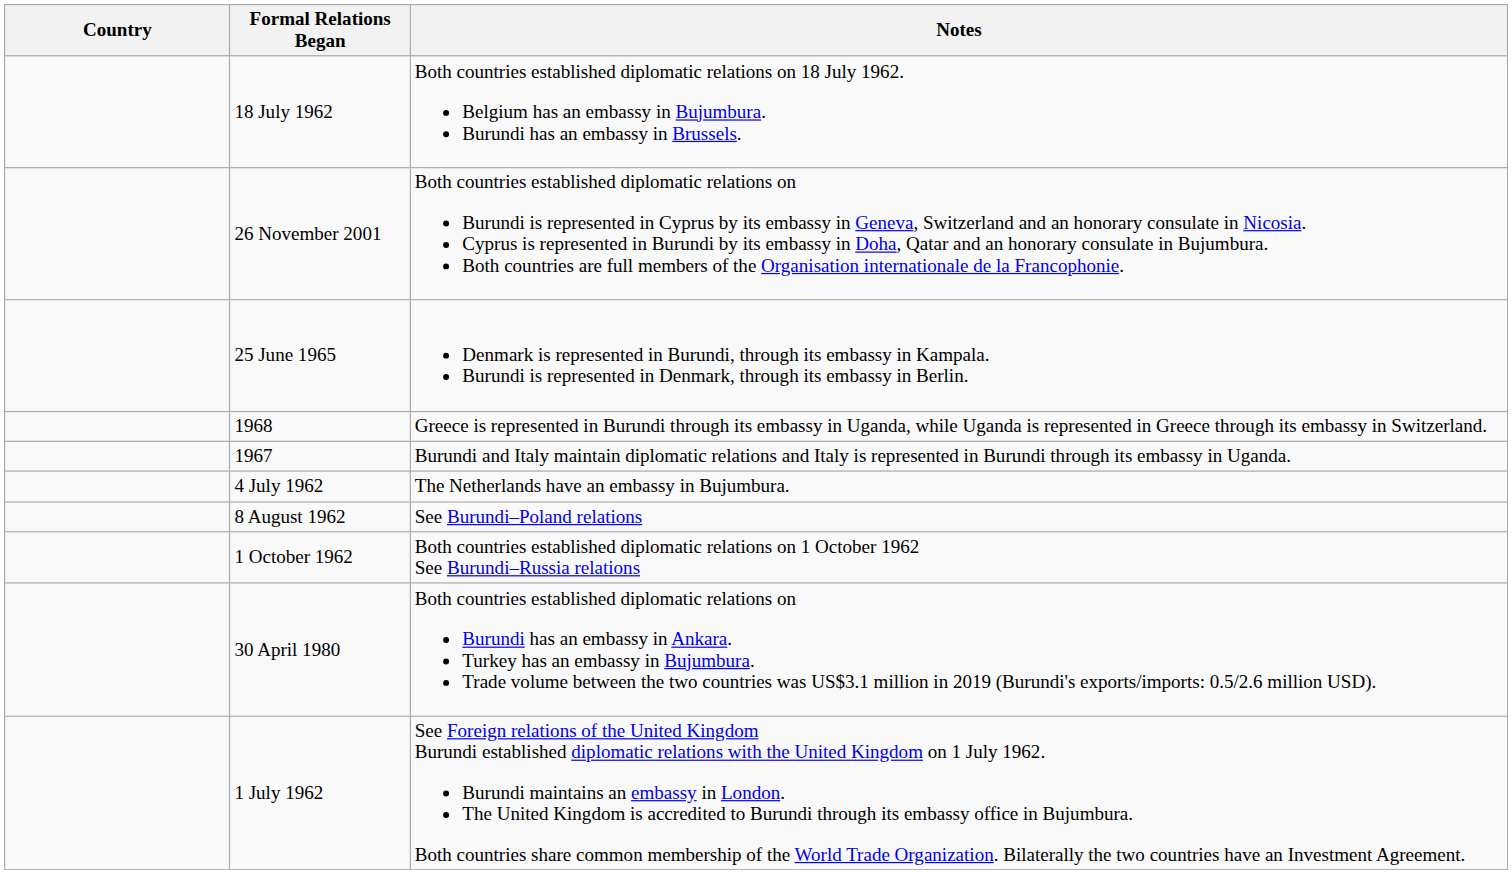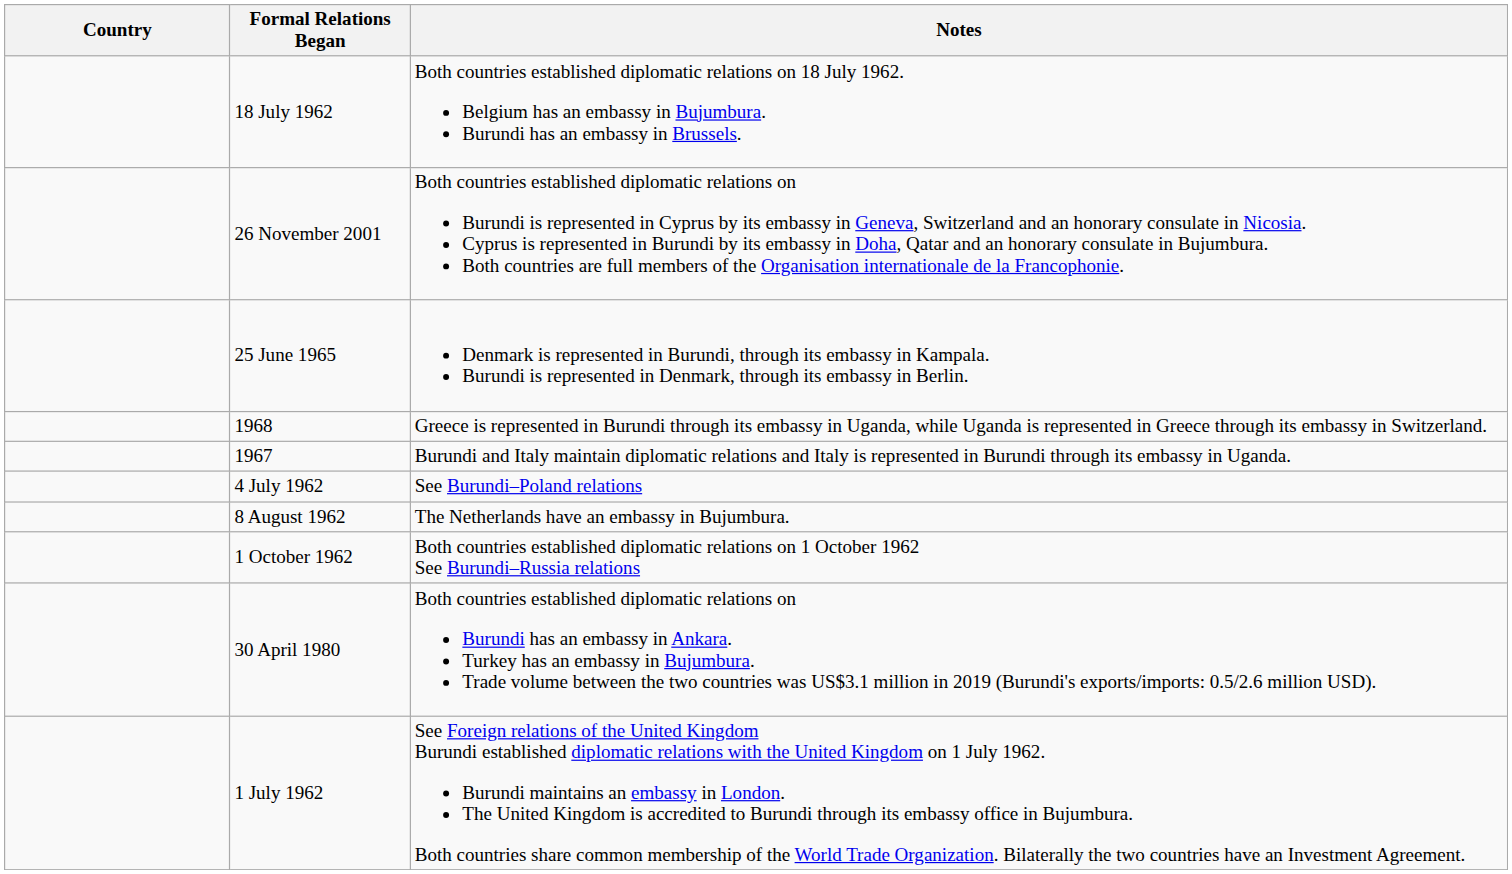(602, 486) The Netherlands have an embassy in Bujumbura. -> (528, 486) See Burundi–Poland relations
(528, 516) See Burundi–Poland relations -> (602, 516) The Netherlands have an embassy in Bujumbura.
